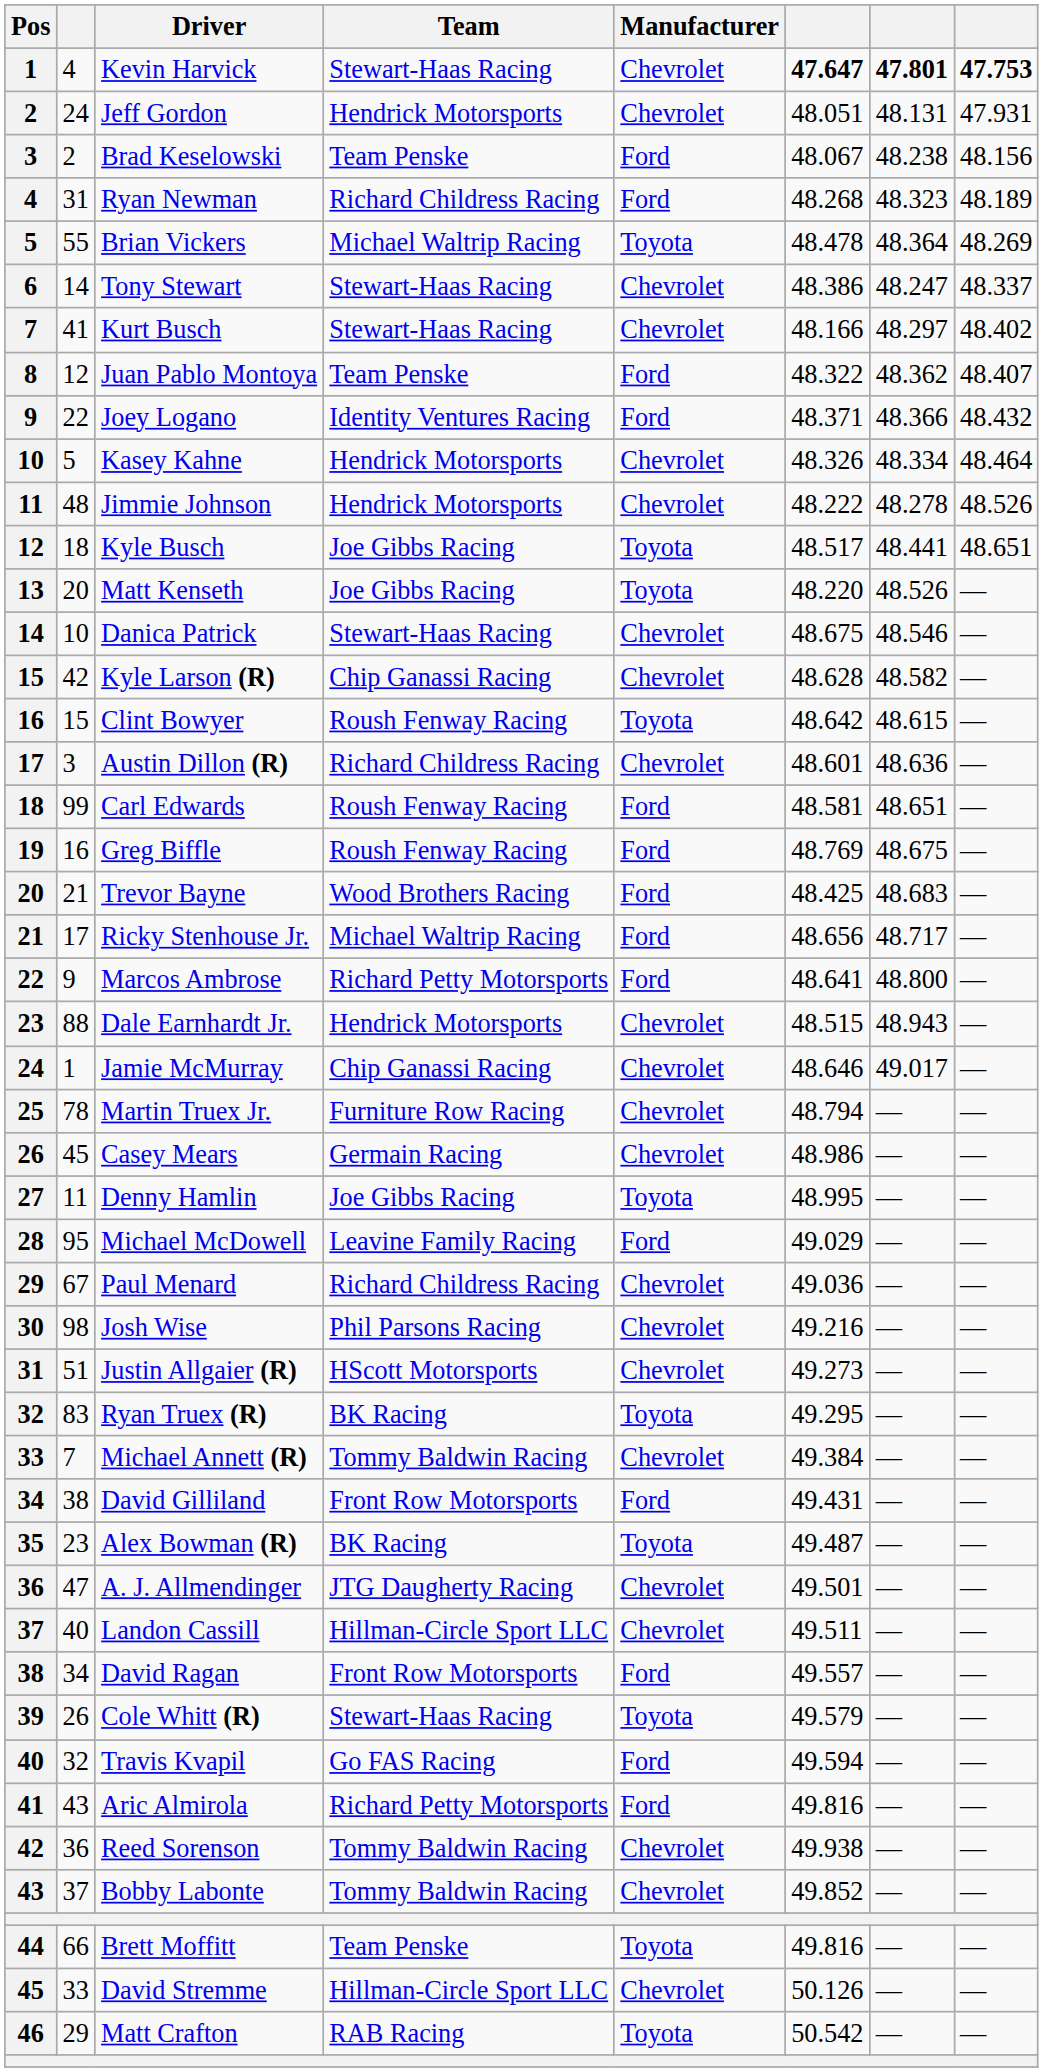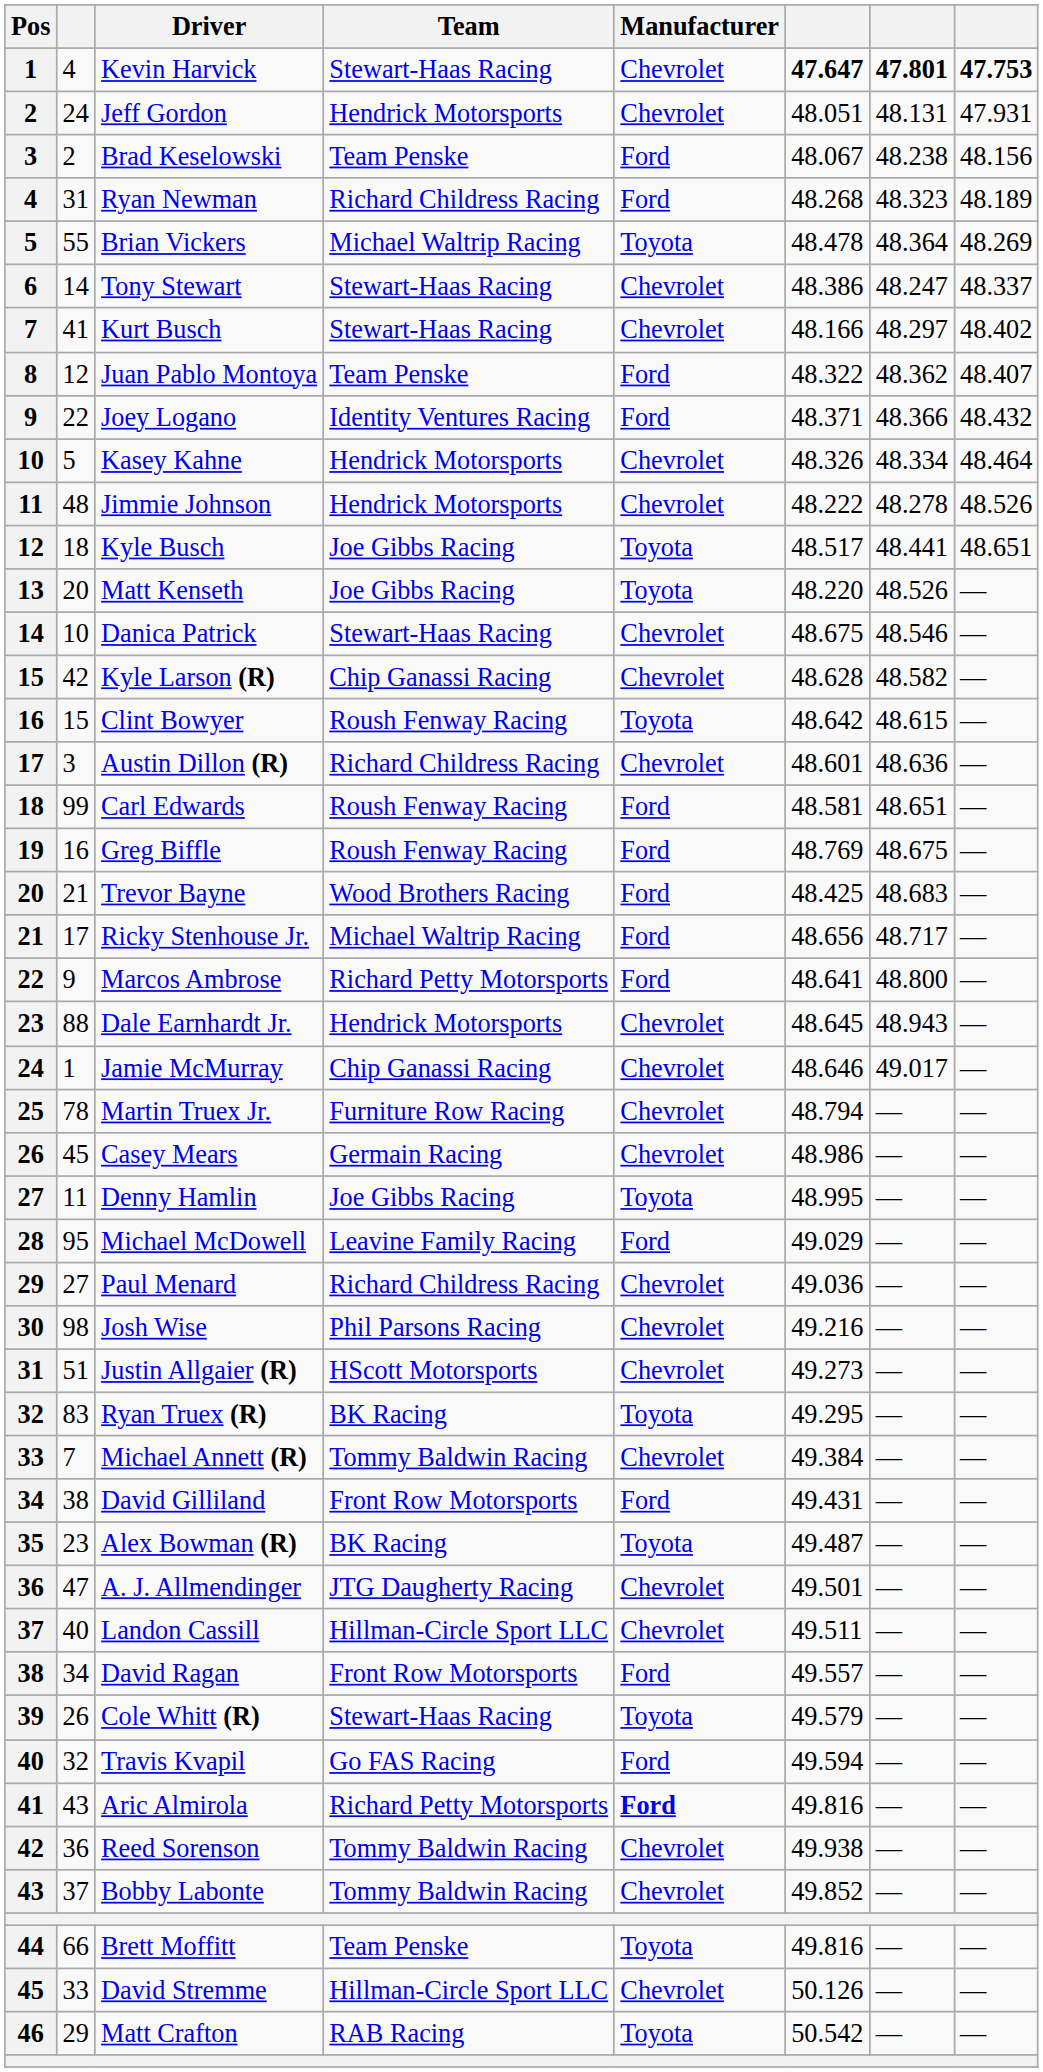(827, 1023) 48.515 -> (827, 1023) 48.645
(76, 1283) 67 -> (76, 1283) 27
(645, 1804) normal -> (648, 1804) bold
